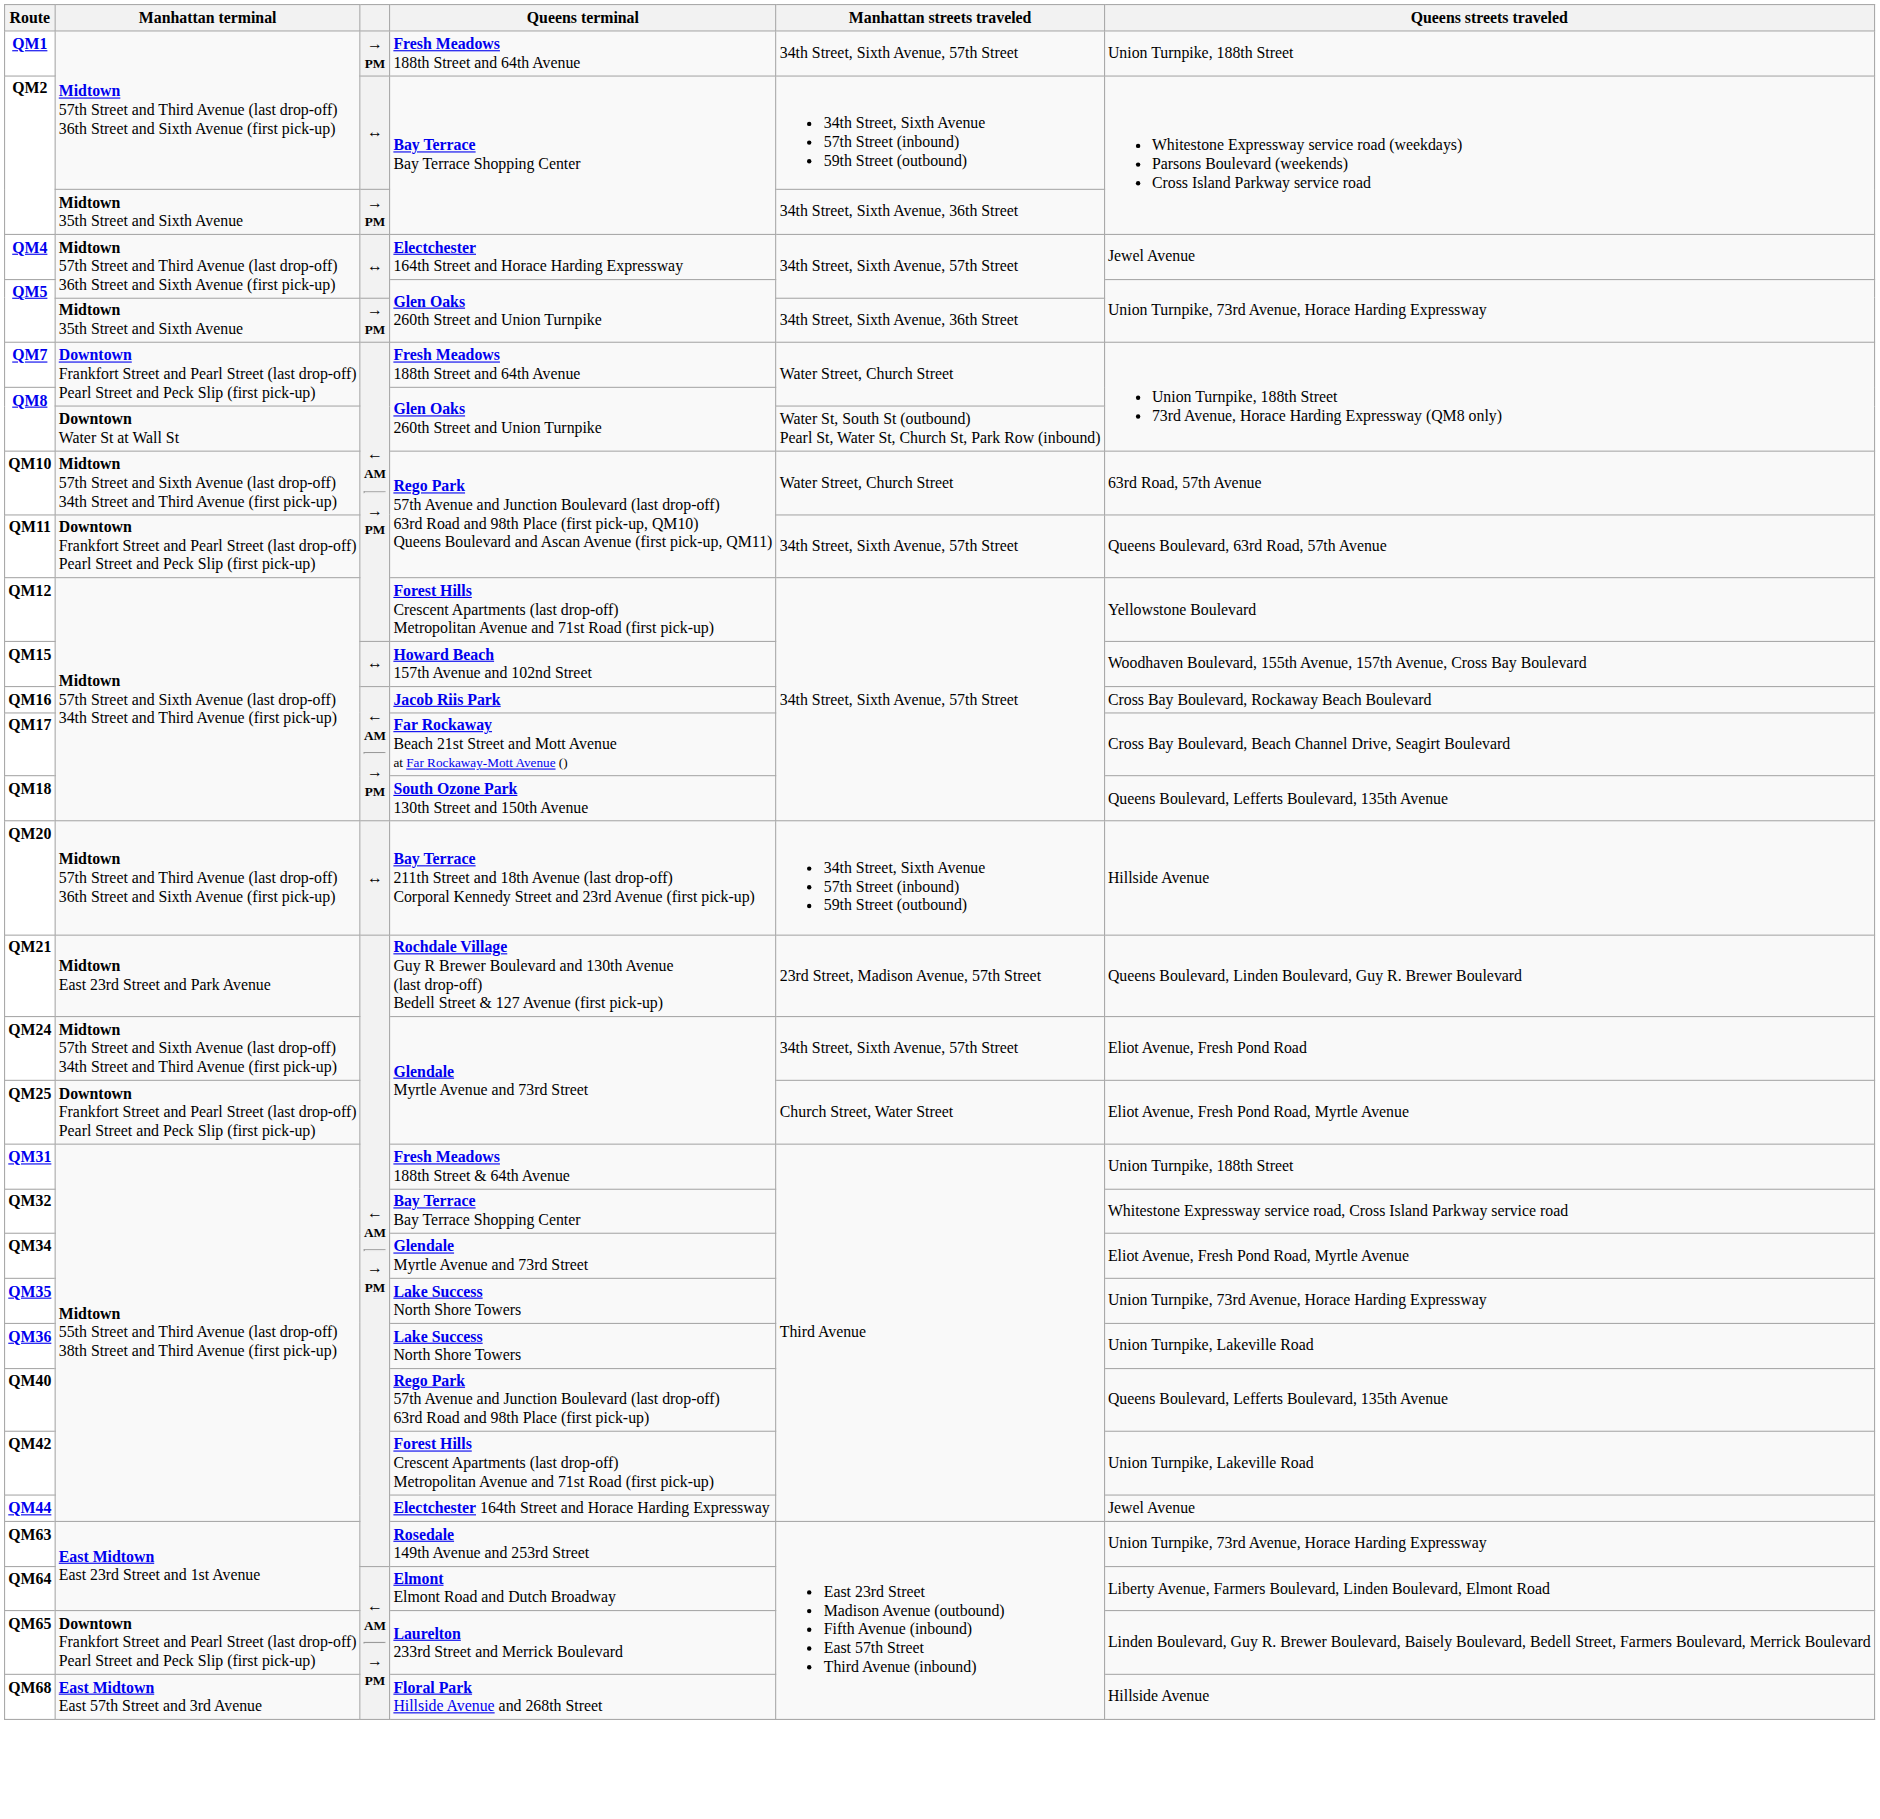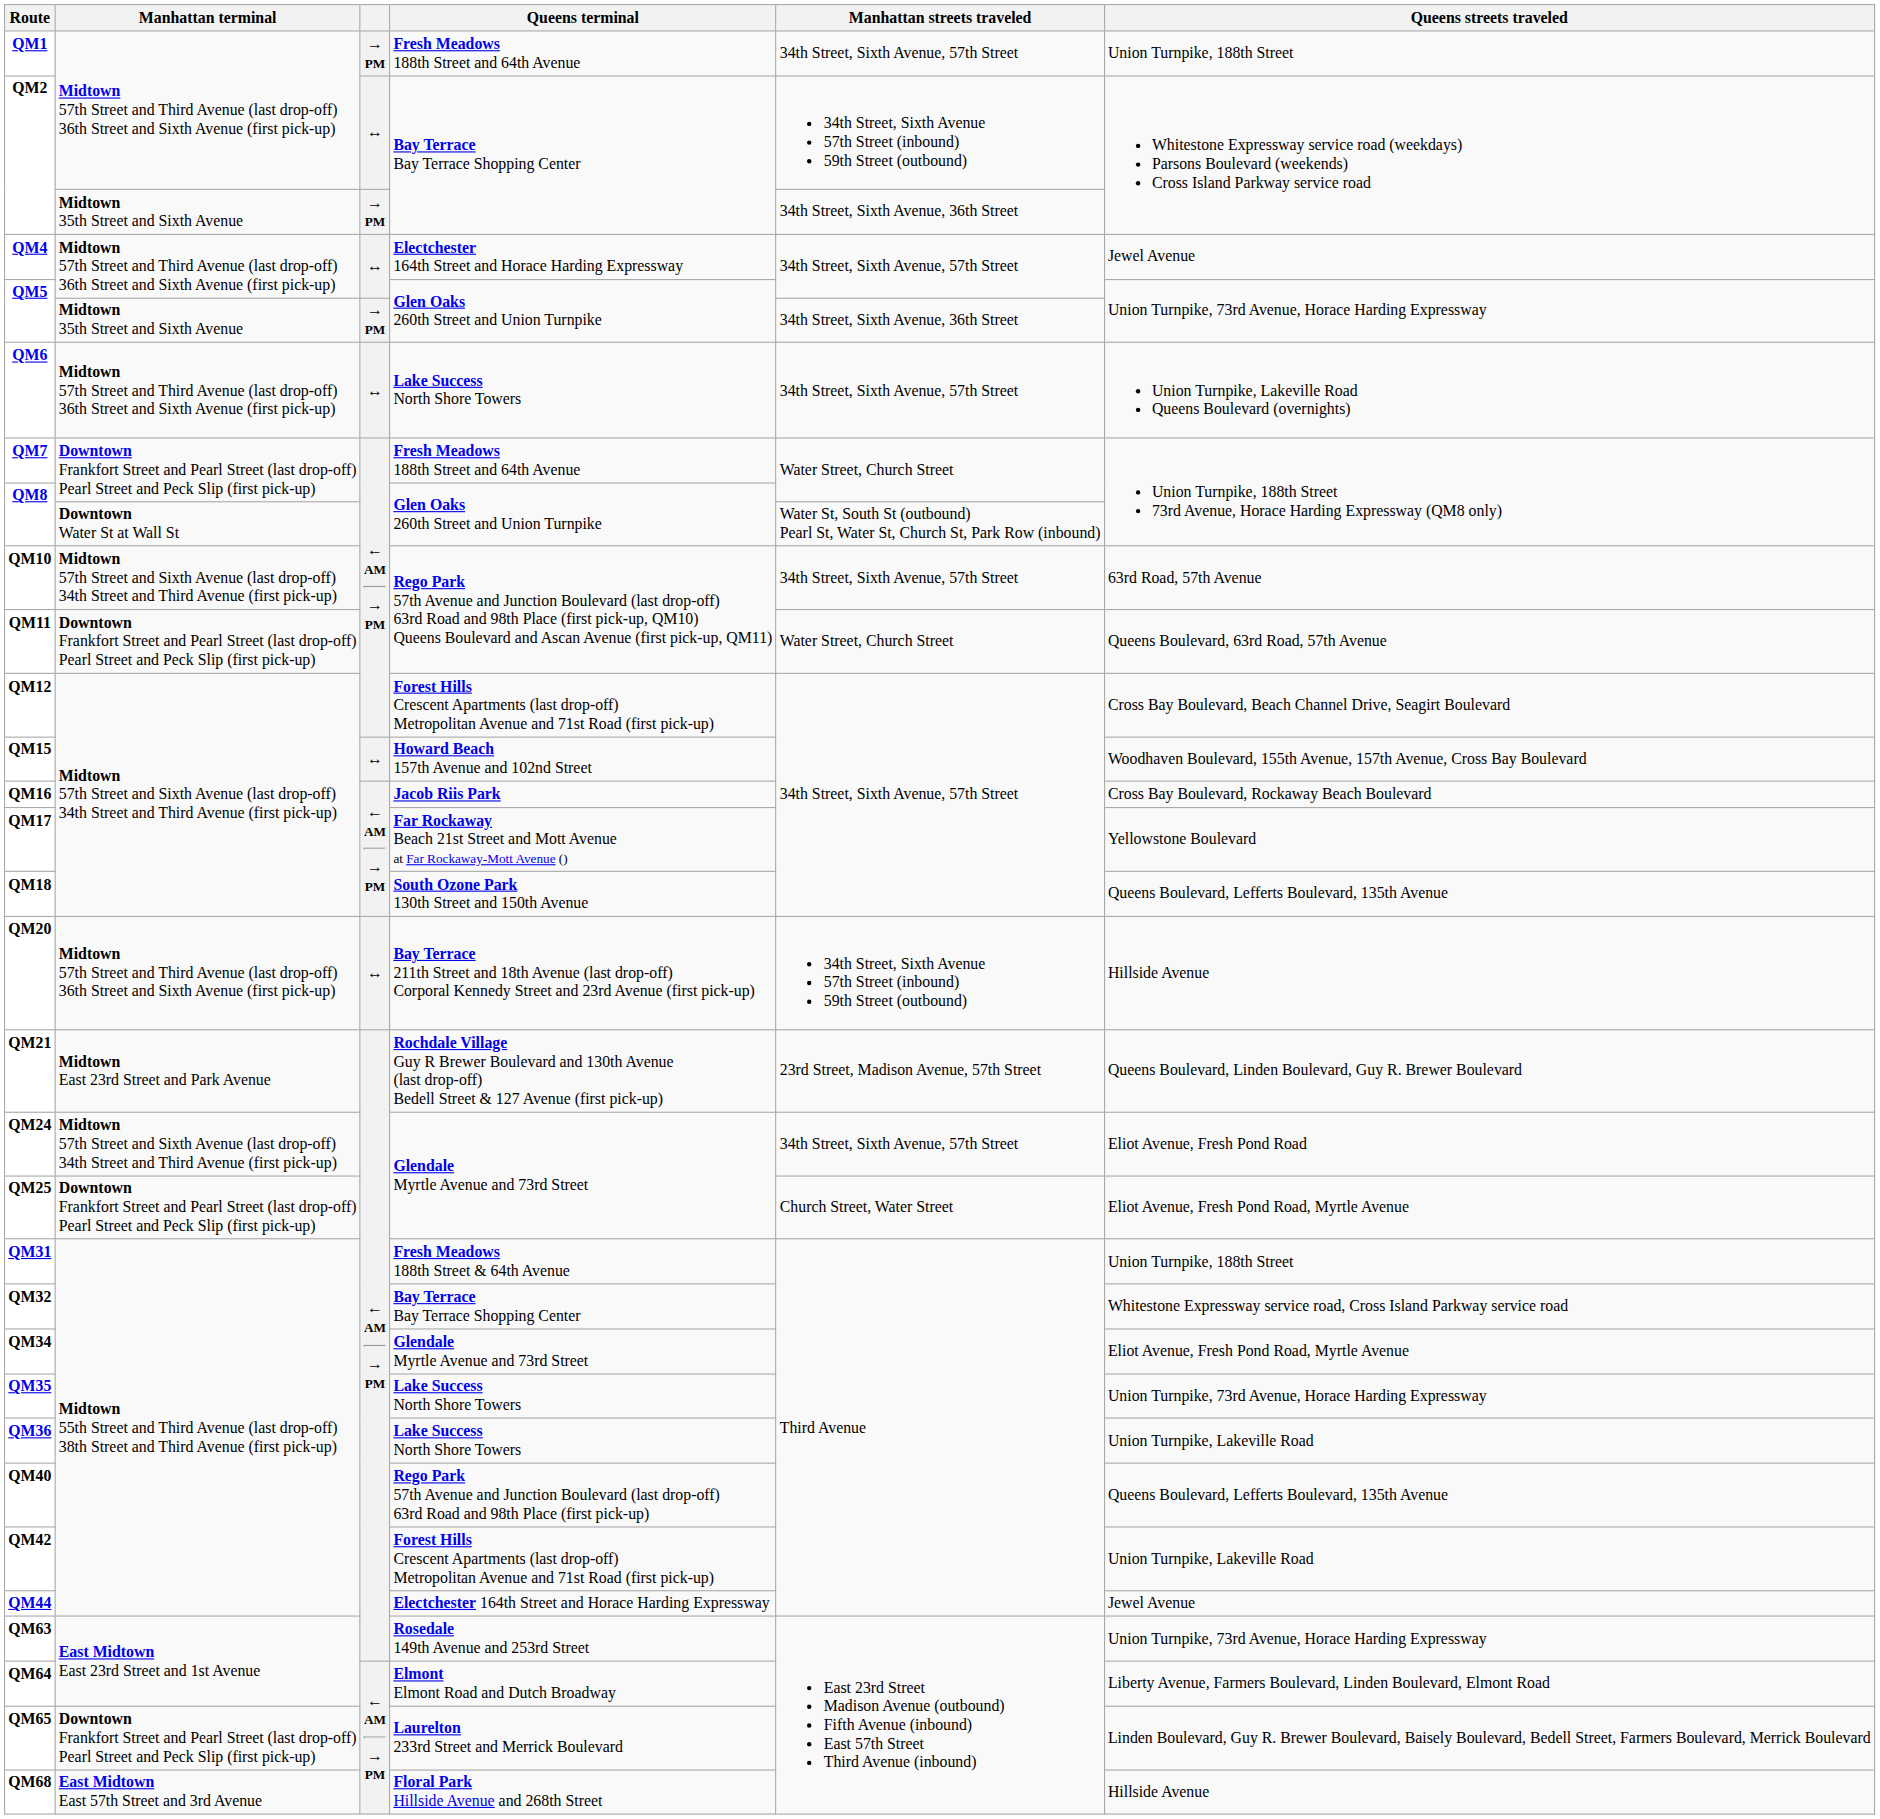+ row: (30, 356)
(867, 483) Water Street, Church Street -> (899, 578) 34th Street, Sixth Avenue, 57th Street
(899, 546) 34th Street, Sixth Avenue, 57th Street -> (867, 641) Water Street, Church Street
(1182, 610) Yellowstone Boulevard -> (1309, 705) Cross Bay Boulevard, Beach Channel Drive, Seagirt Boulevard
(1309, 744) Cross Bay Boulevard, Beach Channel Drive, Seagirt Boulevard -> (1182, 839) Yellowstone Boulevard
